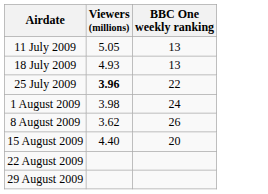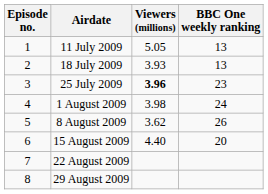+ column: (27, 20)
(109, 65) 4.93 -> (155, 65) 3.93
(175, 84) 22 -> (221, 84) 23
